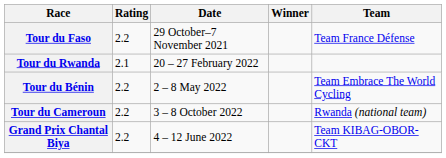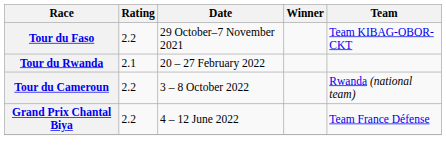(364, 38) Team France Défense -> (382, 38) Team KIBAG-OBOR-CKT
- row: (58, 87)
(366, 137) Team KIBAG-OBOR-CKT -> (379, 119) Team France Défense
